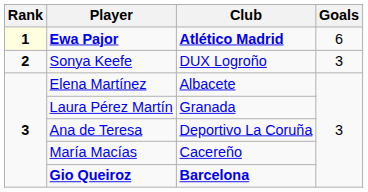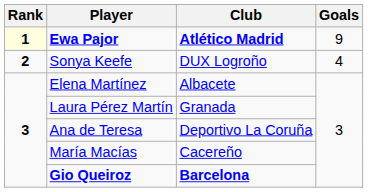(339, 38) 6 -> (339, 38) 9
(339, 61) 3 -> (339, 61) 4
